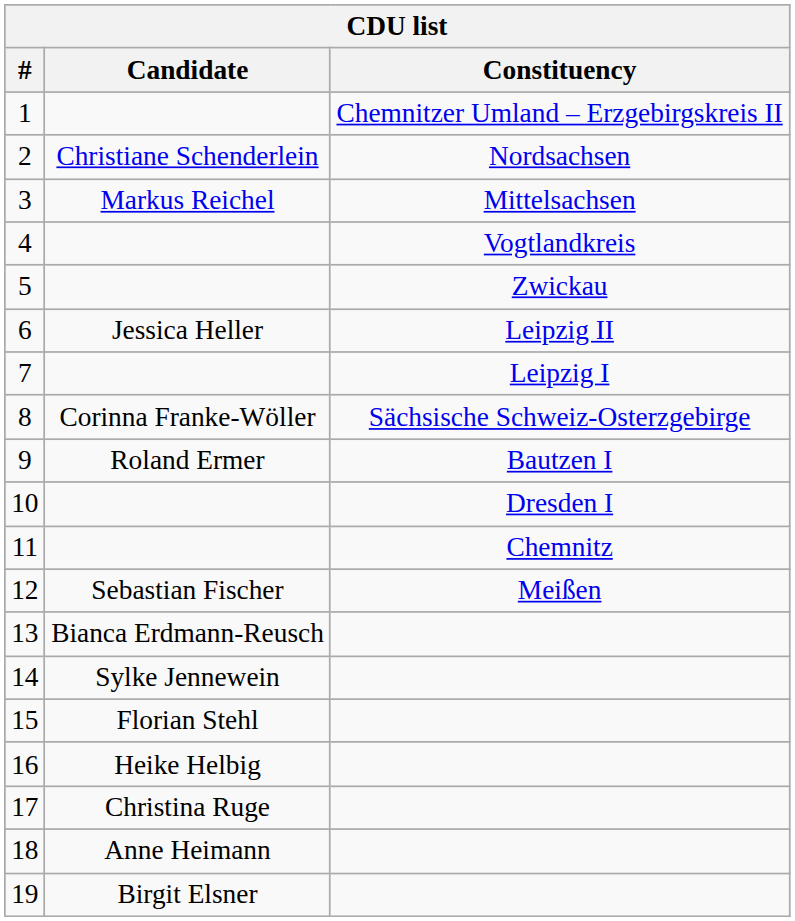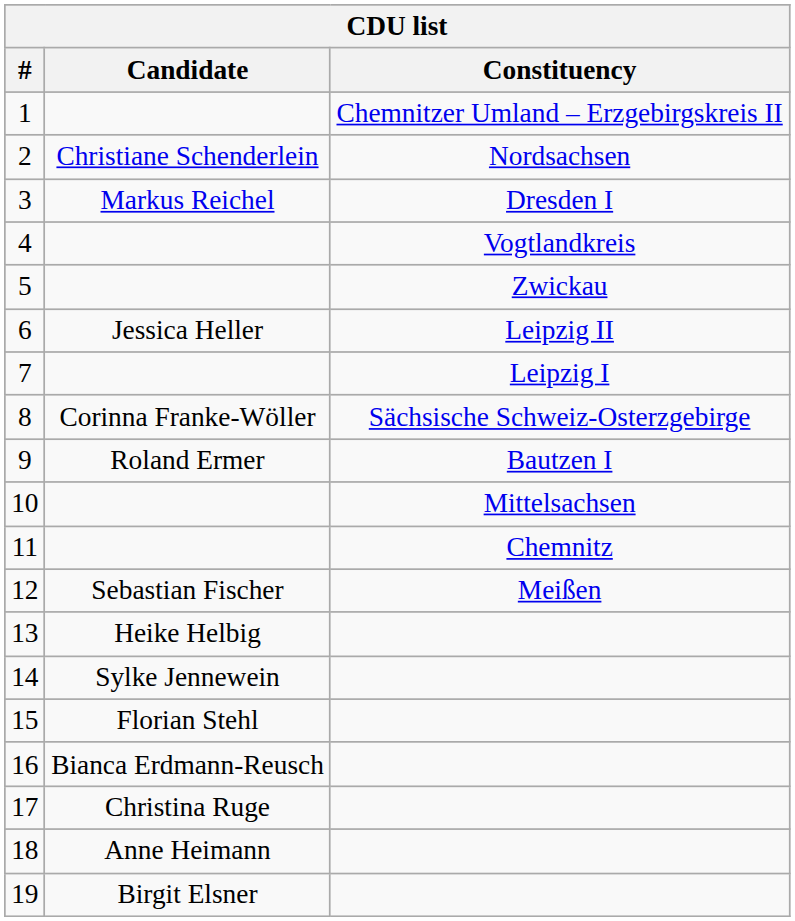(560, 199) Mittelsachsen -> (560, 199) Dresden I
(560, 503) Dresden I -> (560, 503) Mittelsachsen
(188, 633) Bianca Erdmann-Reusch -> (188, 633) Heike Helbig
(188, 763) Heike Helbig -> (188, 763) Bianca Erdmann-Reusch
